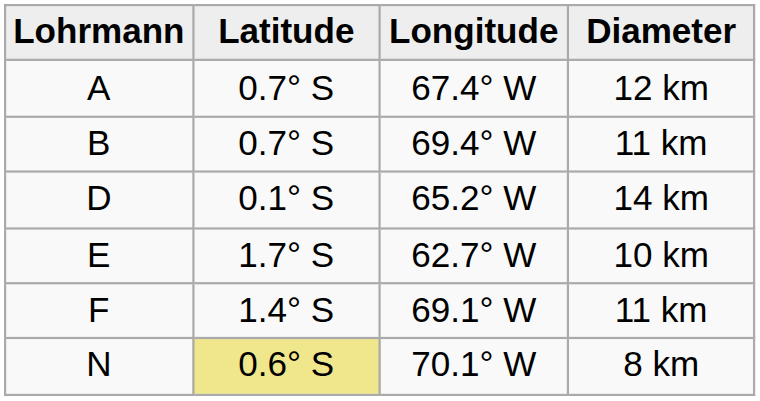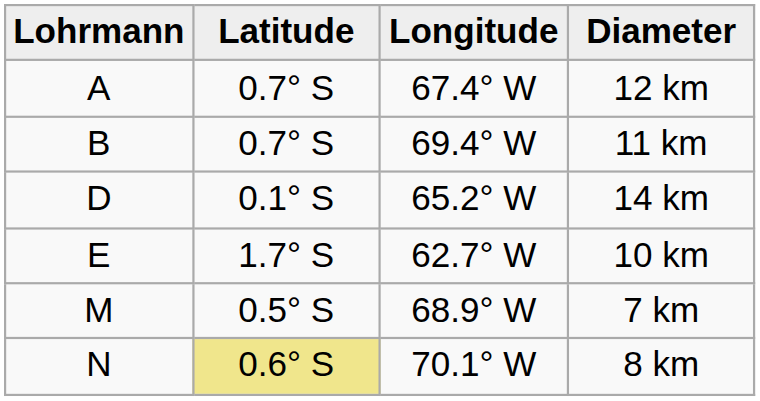- row: (99, 310)
+ row: (99, 310)
